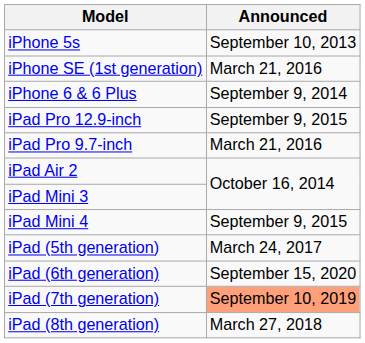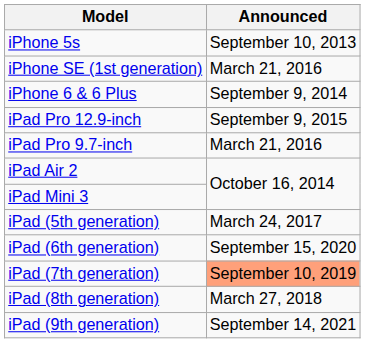- row: (48, 222)
+ row: (84, 324)
